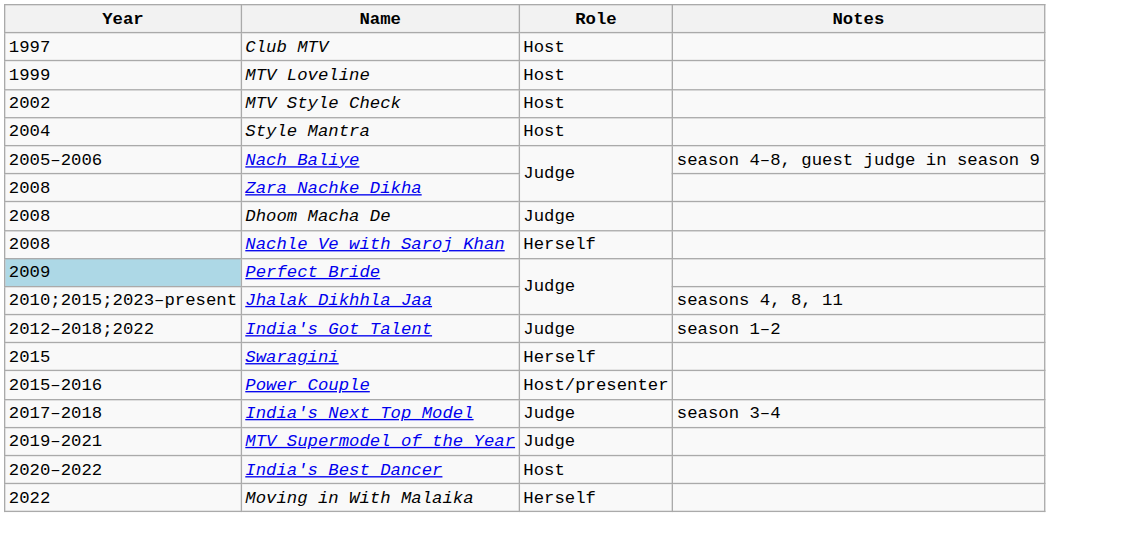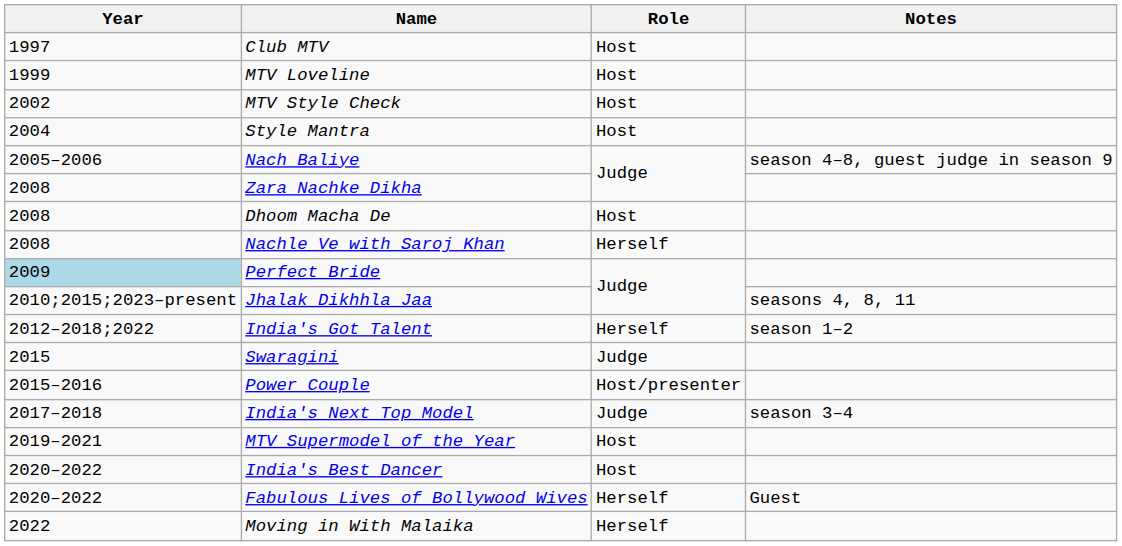(549, 216) Judge -> (617, 216) Host
(549, 329) Judge -> (632, 329) Herself
(560, 357) Herself -> (622, 357) Judge
(549, 441) Judge -> (617, 441) Host
+ row: (416, 498)
